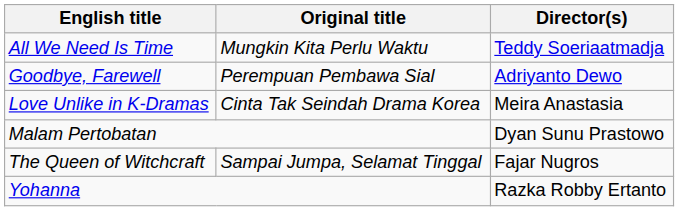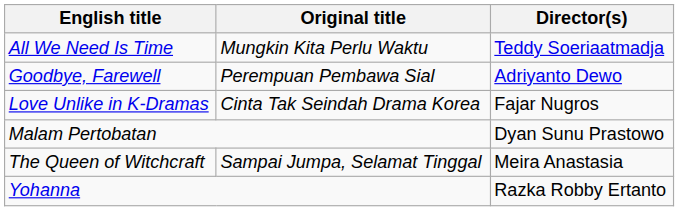(559, 104) Meira Anastasia -> (547, 104) Fajar Nugros
(547, 162) Fajar Nugros -> (559, 162) Meira Anastasia
